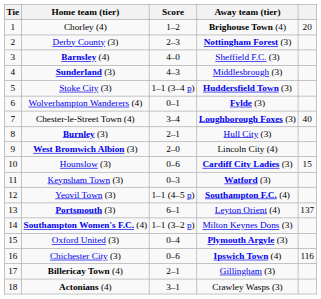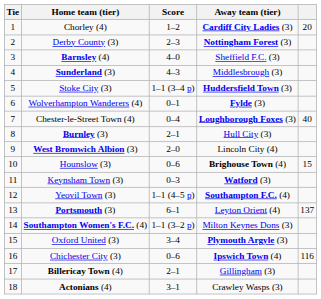(247, 26) Brighouse Town (4) -> (247, 26) Cardiff City Ladies (3)
(173, 118) 3–4 -> (173, 118) 0–4
(247, 164) Cardiff City Ladies (3) -> (247, 164) Brighouse Town (4)
(173, 240) 0–4 -> (173, 240) 3–4
